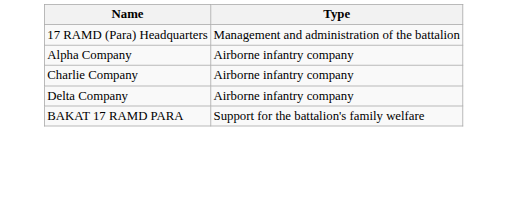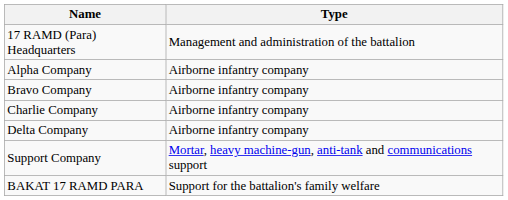+ row: (49, 89)
+ row: (54, 158)
